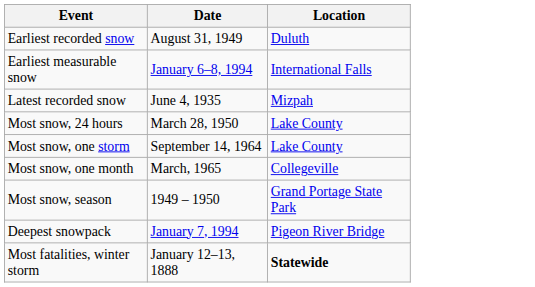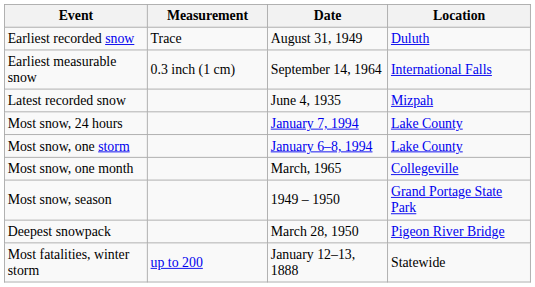+ column: (207, 16)
(201, 69) January 6–8, 1994 -> (326, 69) September 14, 1964
(195, 123) March 28, 1950 -> (315, 123) January 7, 1994
(206, 146) September 14, 1964 -> (322, 146) January 6–8, 1994
(195, 231) January 7, 1994 -> (315, 231) March 28, 1950
(300, 262) bold -> (418, 262) normal
